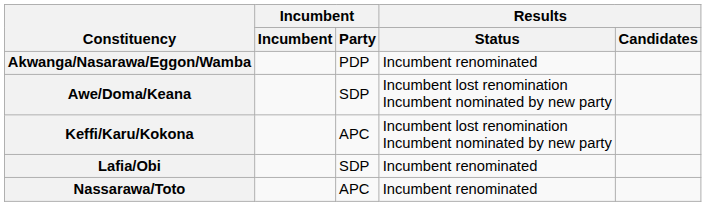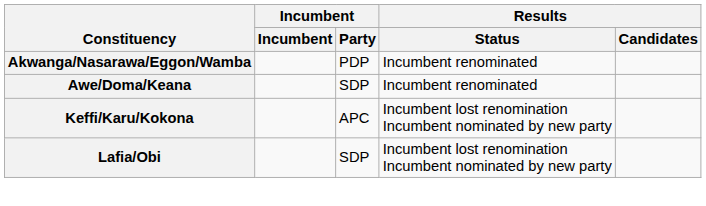(497, 94) Incumbent lost renomination Incumbent nominated by new party -> (460, 86) Incumbent renominated
(460, 166) Incumbent renominated -> (497, 157) Incumbent lost renomination Incumbent nominated by new party
- row: (129, 189)
